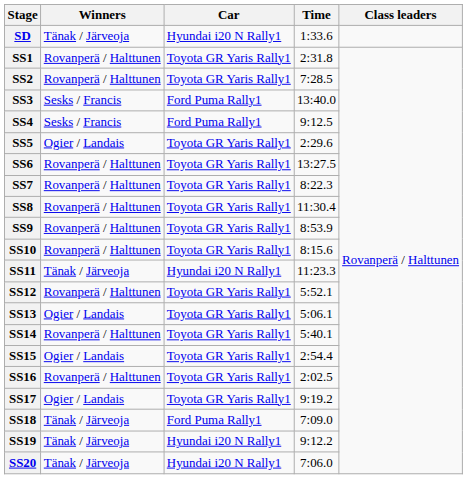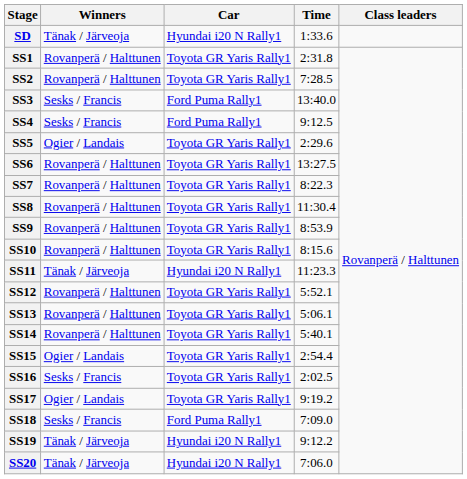(84, 313) Ogier / Landais -> (102, 313) Rovanperä / Halttunen
(102, 377) Rovanperä / Halttunen -> (83, 377) Sesks / Francis
(86, 419) Tänak / Järveoja -> (83, 419) Sesks / Francis
